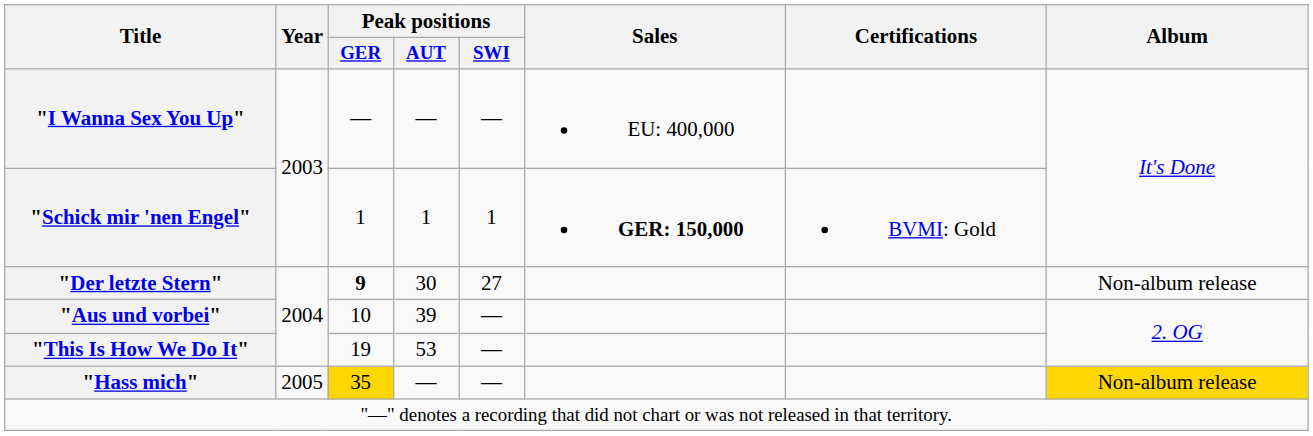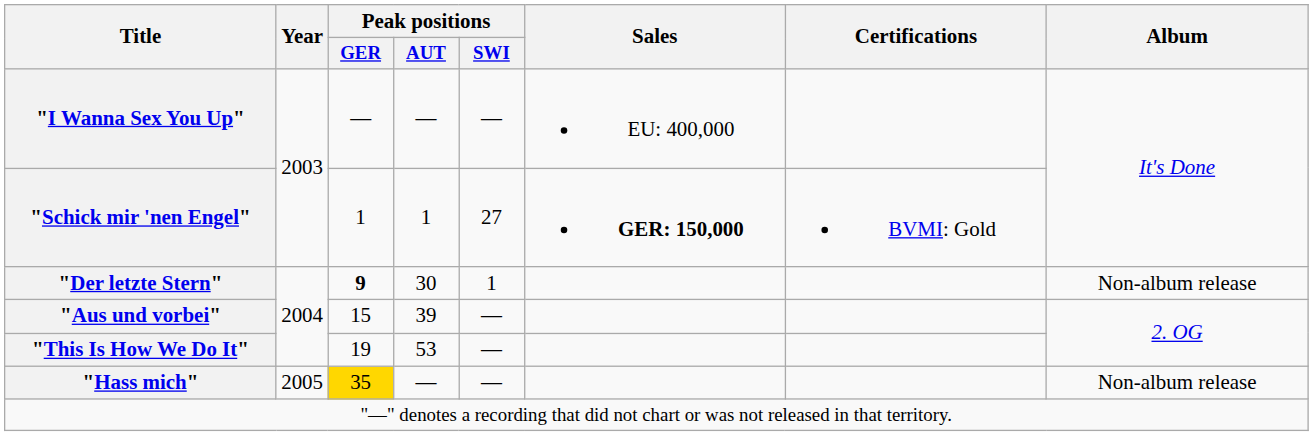(491, 216) 1 -> (491, 216) 27
(491, 282) 27 -> (491, 282) 1
(361, 316) 10 -> (361, 316) 15
(1177, 382) gold background -> (1177, 382) no background
